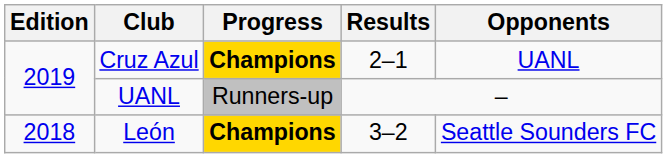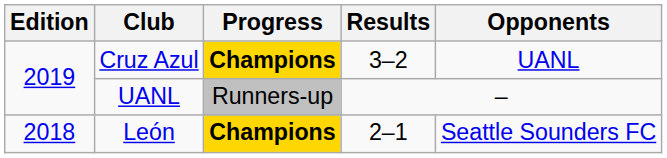(388, 59) 2–1 -> (388, 59) 3–2
(388, 133) 3–2 -> (388, 133) 2–1
